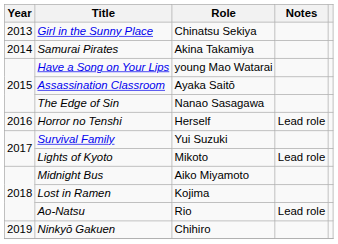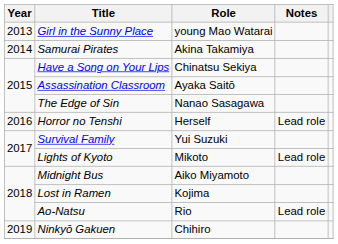(216, 31) Chinatsu Sekiya -> (224, 31) young Mao Watarai
(224, 67) young Mao Watarai -> (216, 67) Chinatsu Sekiya
